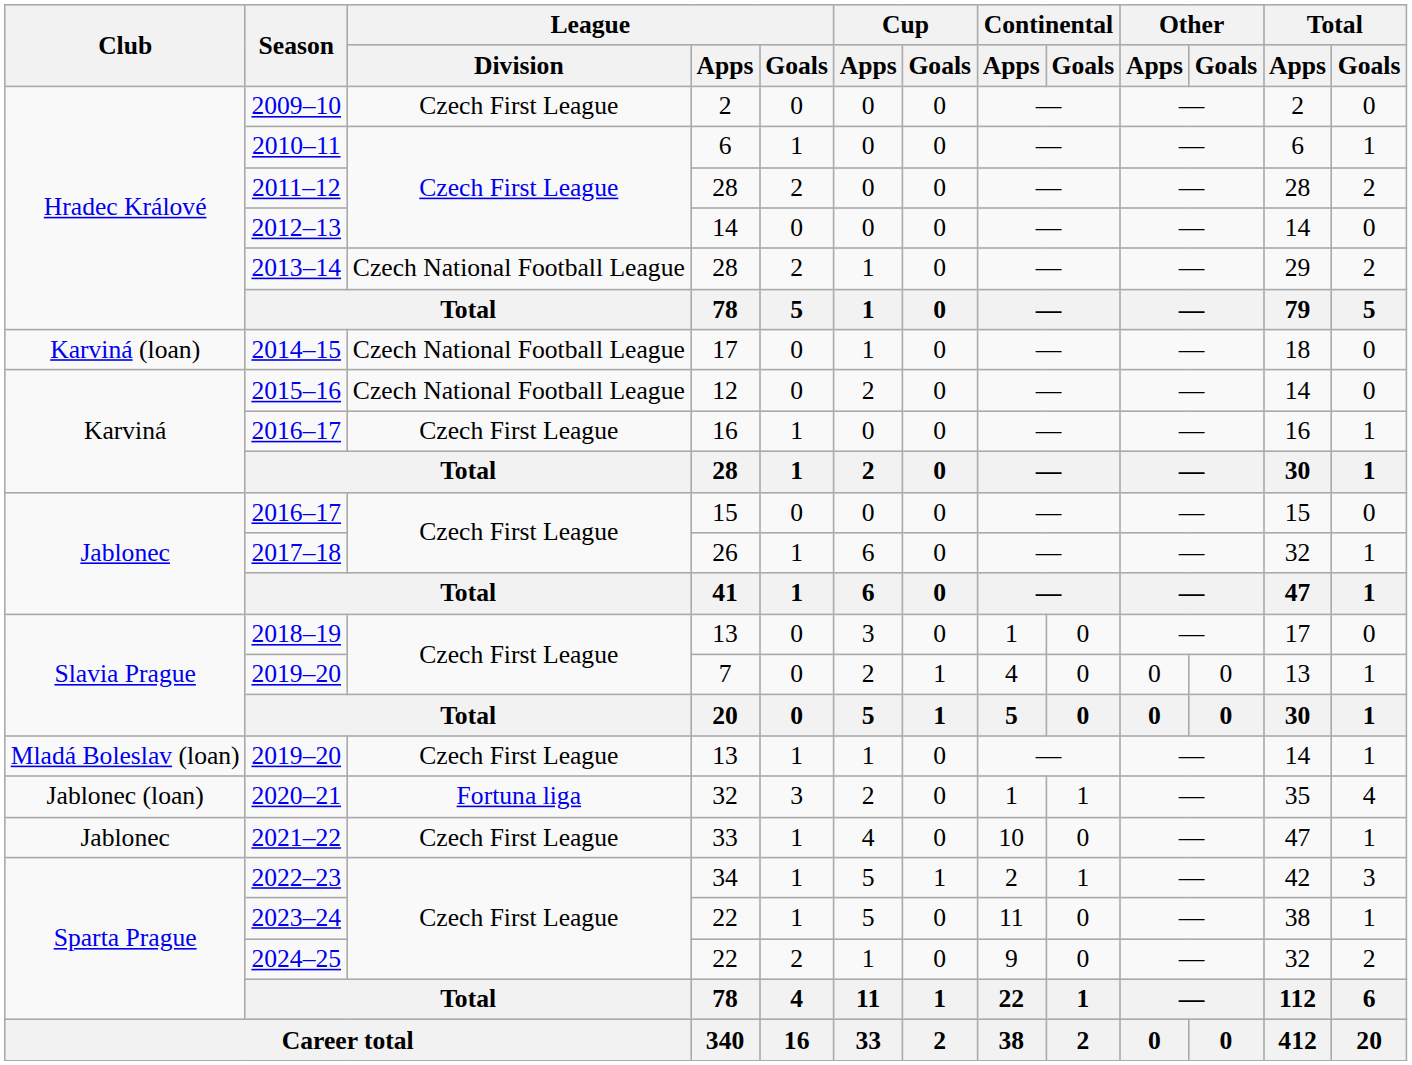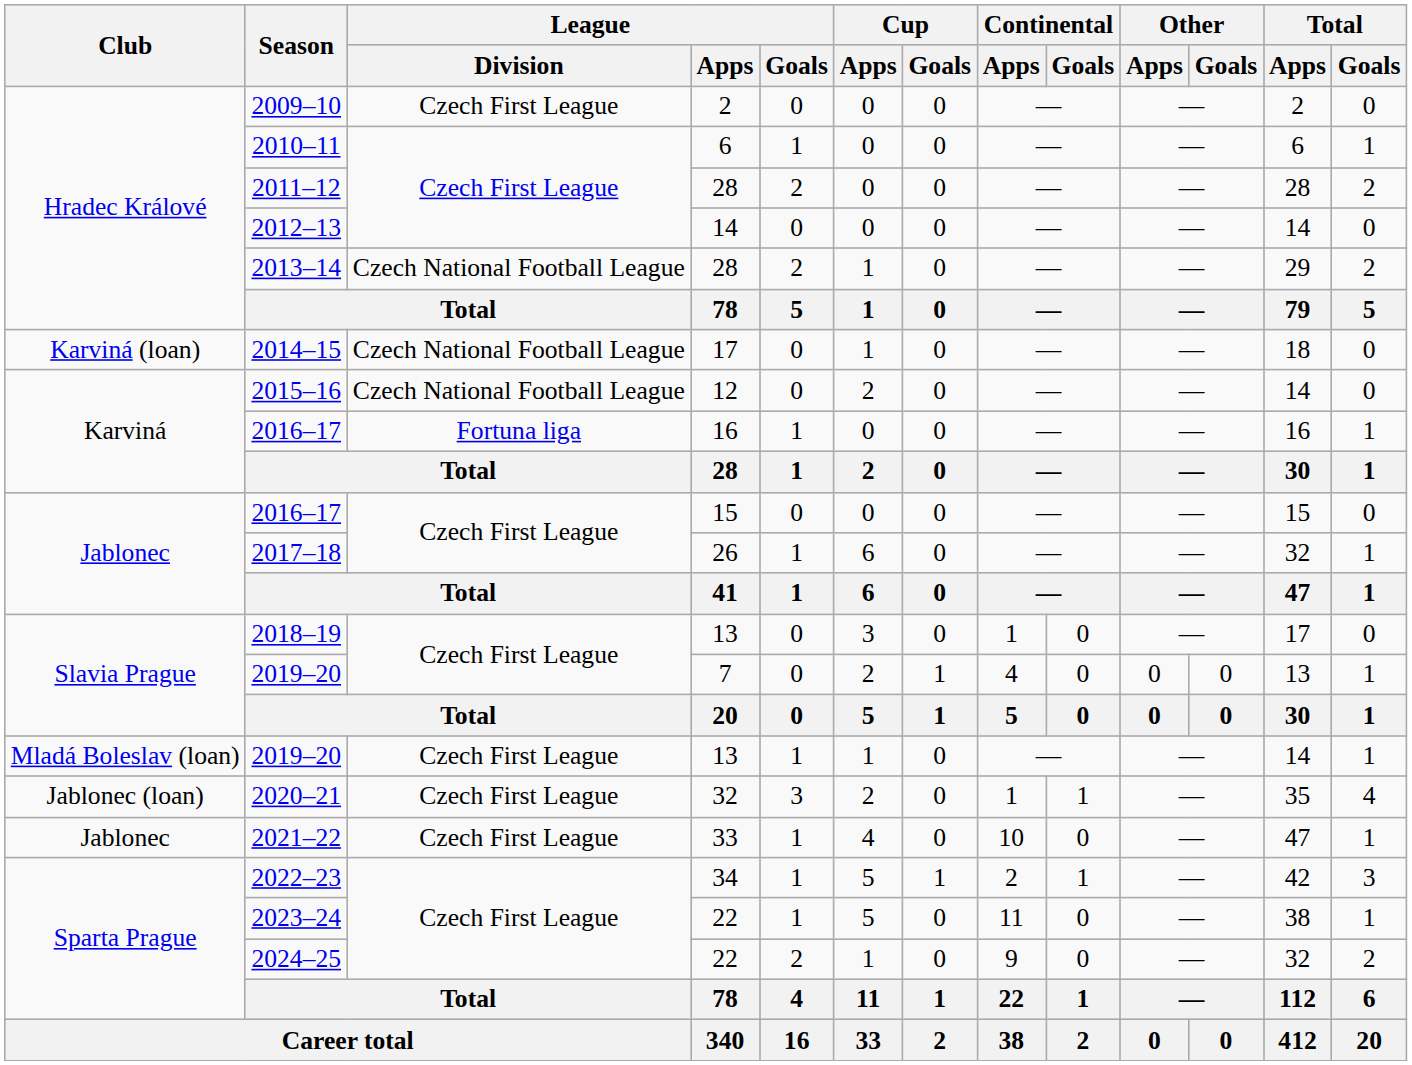(519, 430) Czech First League -> (519, 430) Fortuna liga
(519, 796) Fortuna liga -> (519, 796) Czech First League
